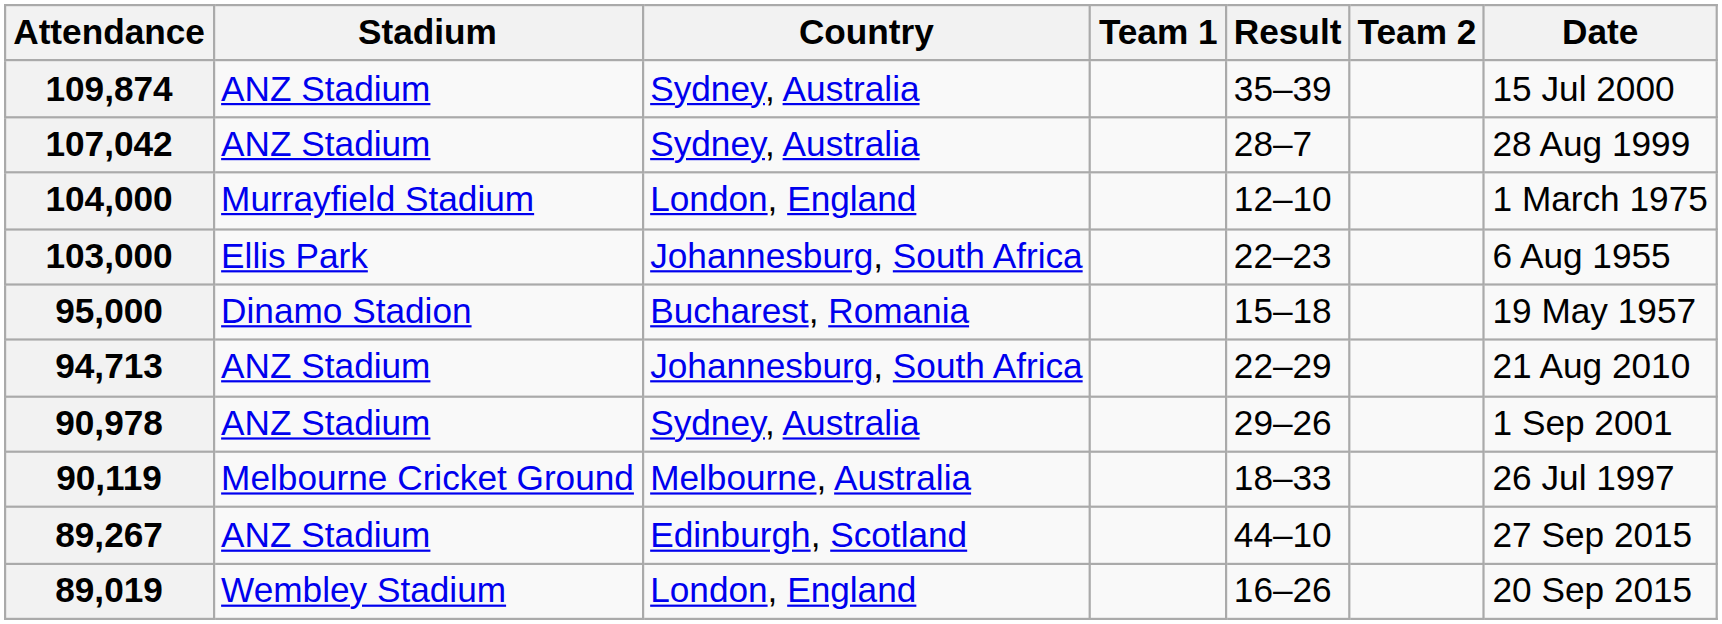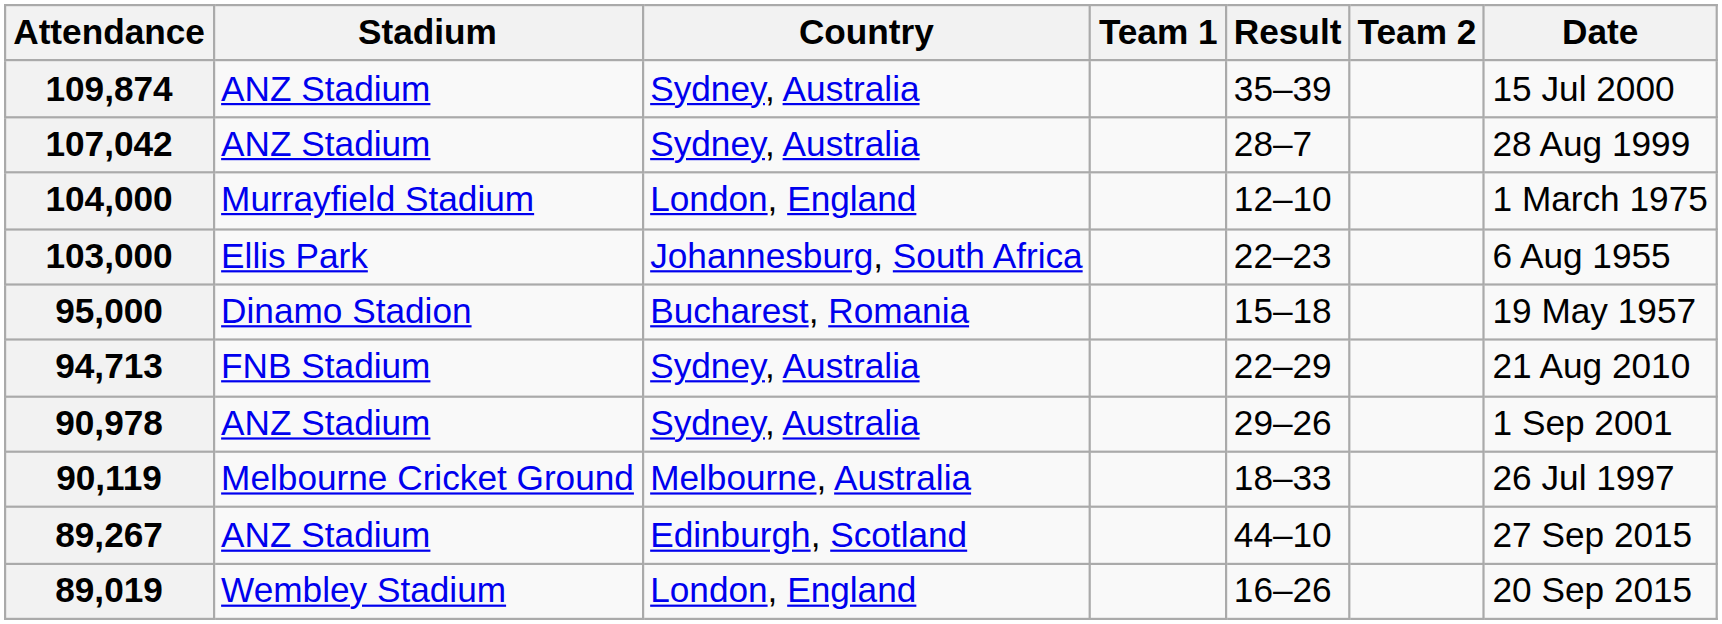(326, 367) ANZ Stadium -> (326, 367) FNB Stadium
(866, 367) Johannesburg, South Africa -> (785, 367) Sydney, Australia
